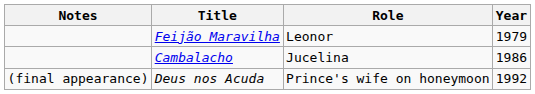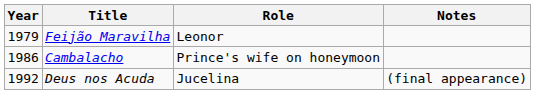columns swapped: (511, 15) <-> (78, 15)
(317, 57) Jucelina -> (278, 57) Prince's wife on honeymoon
(388, 79) Prince's wife on honeymoon -> (208, 79) Jucelina
